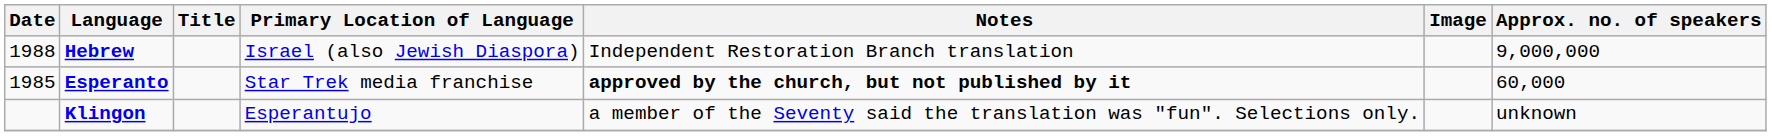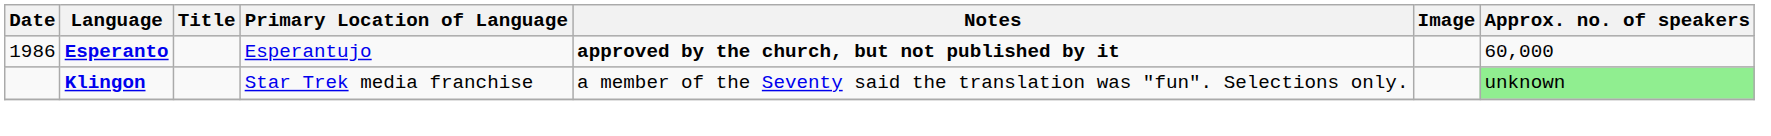- row: (99, 52)
(32, 83) 1985 -> (32, 52) 1986
(389, 83) Star Trek media franchise -> (308, 52) Esperantujo
(308, 114) Esperantujo -> (389, 83) Star Trek media franchise
(1536, 114) no background -> (1525, 83) lightgreen background
